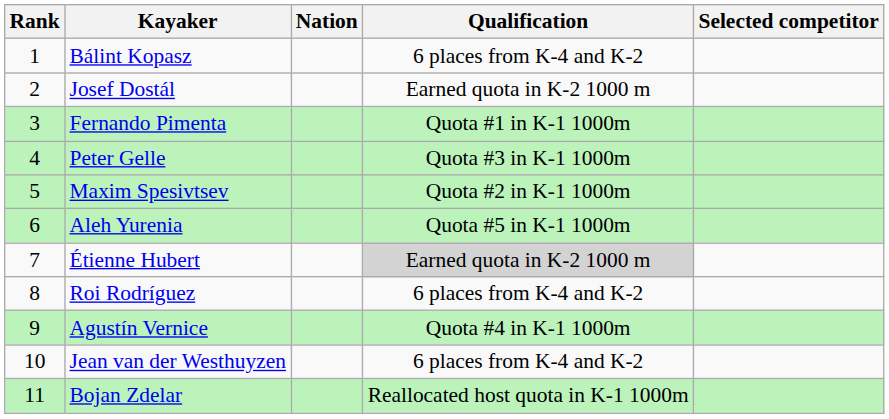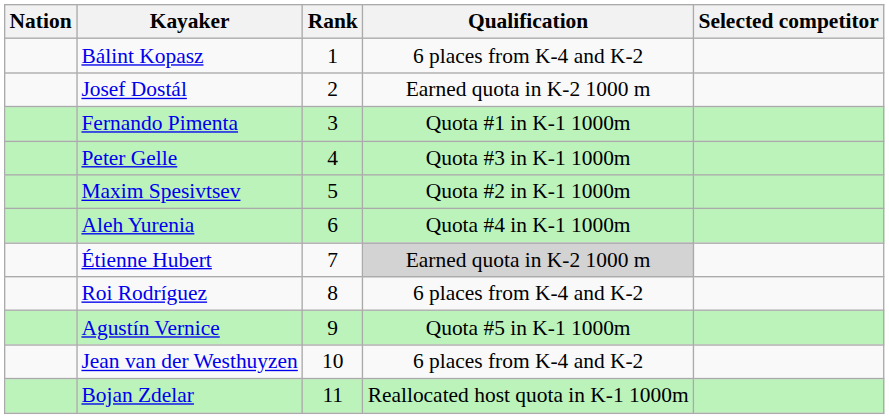columns swapped: (35, 21) <-> (327, 21)
(528, 225) Quota #5 in K-1 1000m -> (528, 225) Quota #4 in K-1 1000m
(528, 327) Quota #4 in K-1 1000m -> (528, 327) Quota #5 in K-1 1000m
